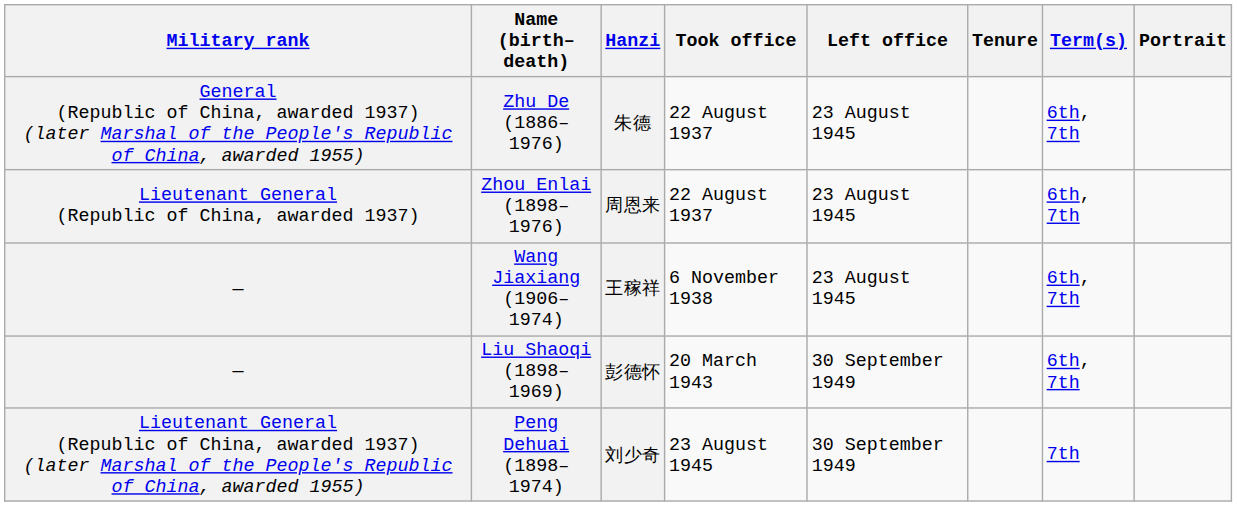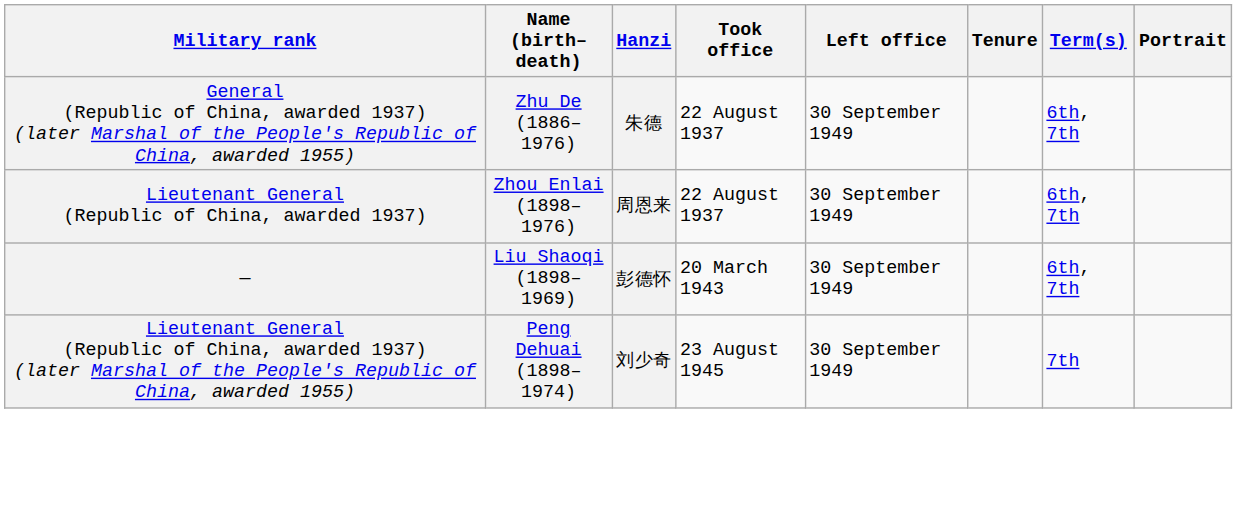(861, 124) 23 August 1945 -> (875, 124) 30 September 1949
(861, 206) 23 August 1945 -> (875, 206) 30 September 1949
- row: (536, 289)
